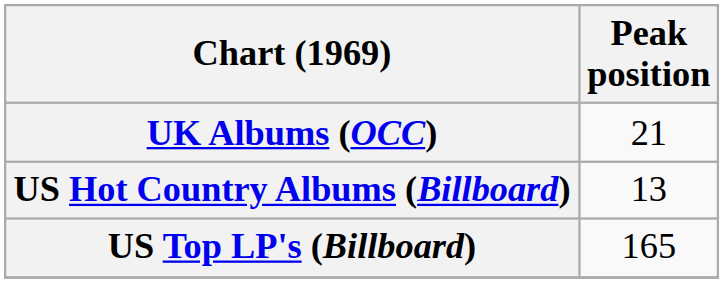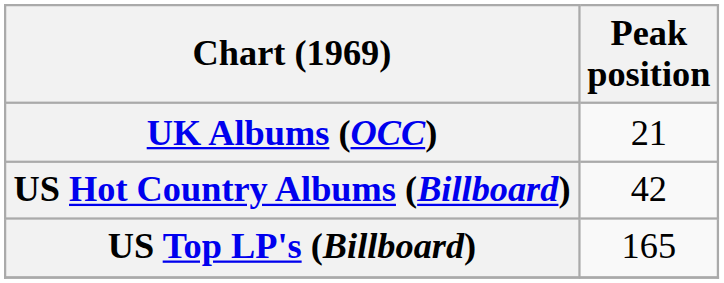(649, 189) 13 -> (649, 189) 42
